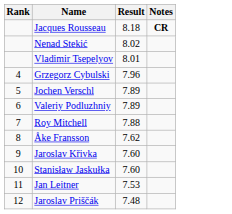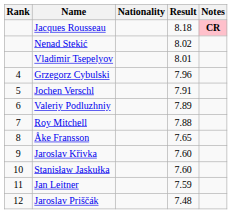+ column: (141, 12)
(161, 28) no background -> (213, 28) pink background
(131, 91) 7.89 -> (183, 91) 7.91
(131, 138) 7.62 -> (183, 138) 7.65
(131, 185) 7.53 -> (183, 185) 7.59
